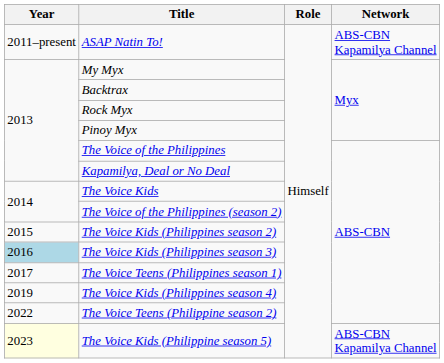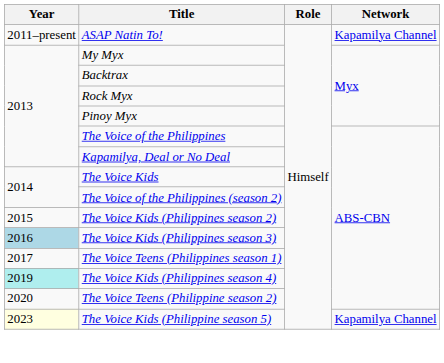(386, 42) ABS-CBN Kapamilya Channel -> (386, 34) Kapamilya Channel
(20, 292) no background -> (20, 278) paleturquoise background
(20, 313) 2022 -> (20, 298) 2020
(386, 340) ABS-CBN Kapamilya Channel -> (386, 319) Kapamilya Channel
